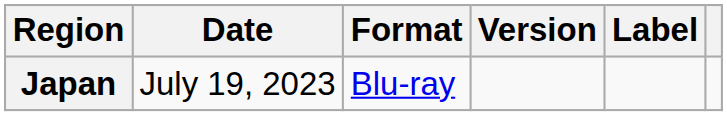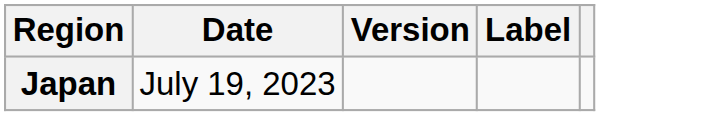- column: (407, 30)
